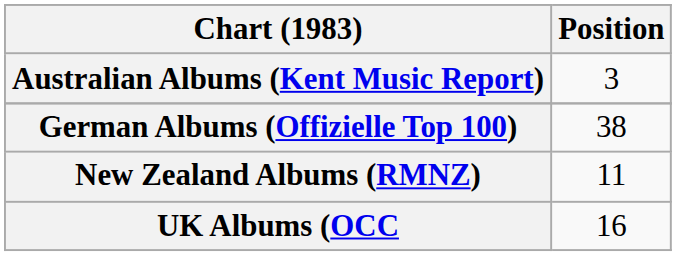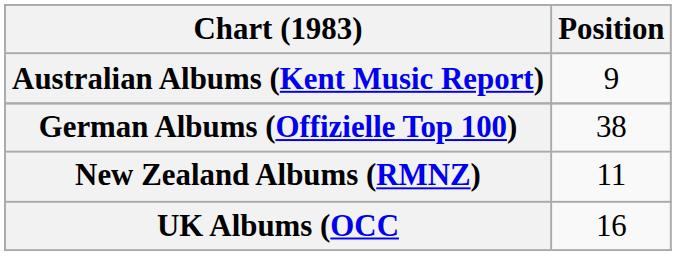(611, 77) 3 -> (611, 77) 9
